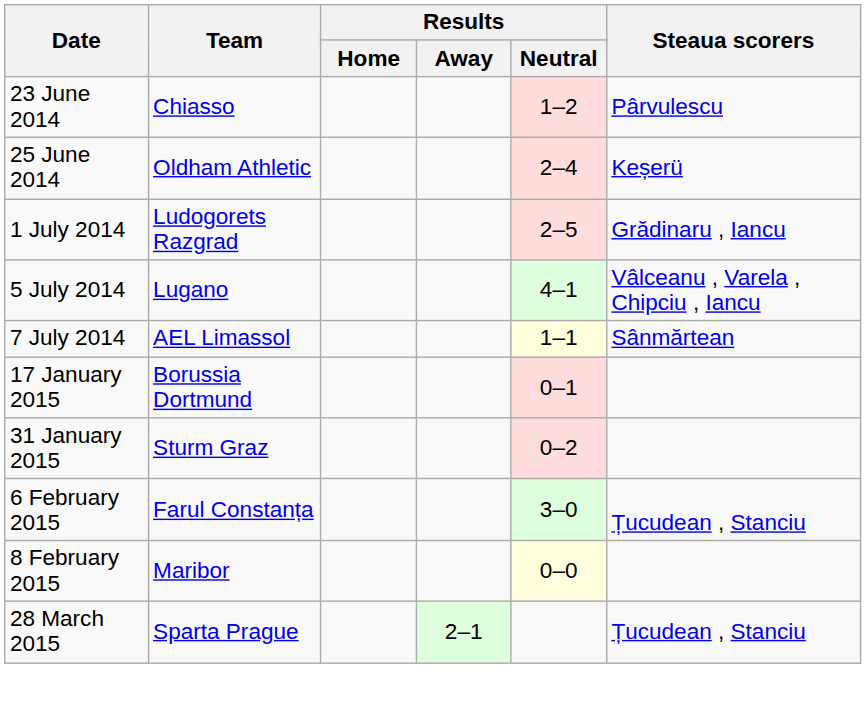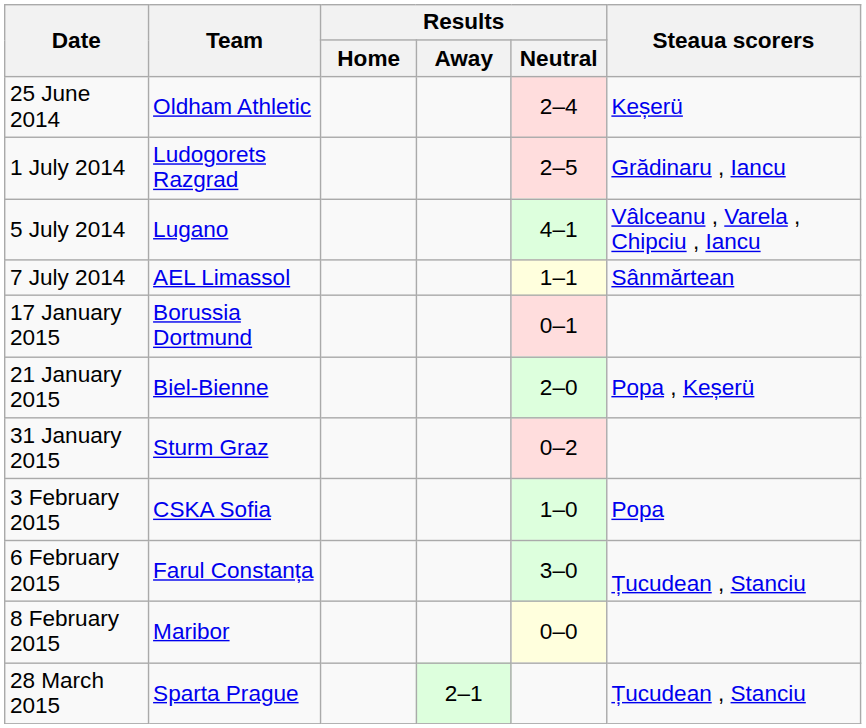- row: (50, 106)
+ row: (66, 387)
+ row: (64, 509)
